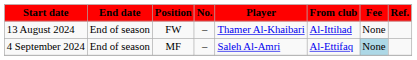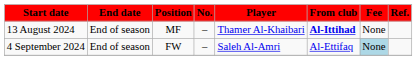(173, 30) FW -> (173, 30) MF
(331, 30) normal -> (333, 30) bold
(173, 47) MF -> (173, 47) FW
